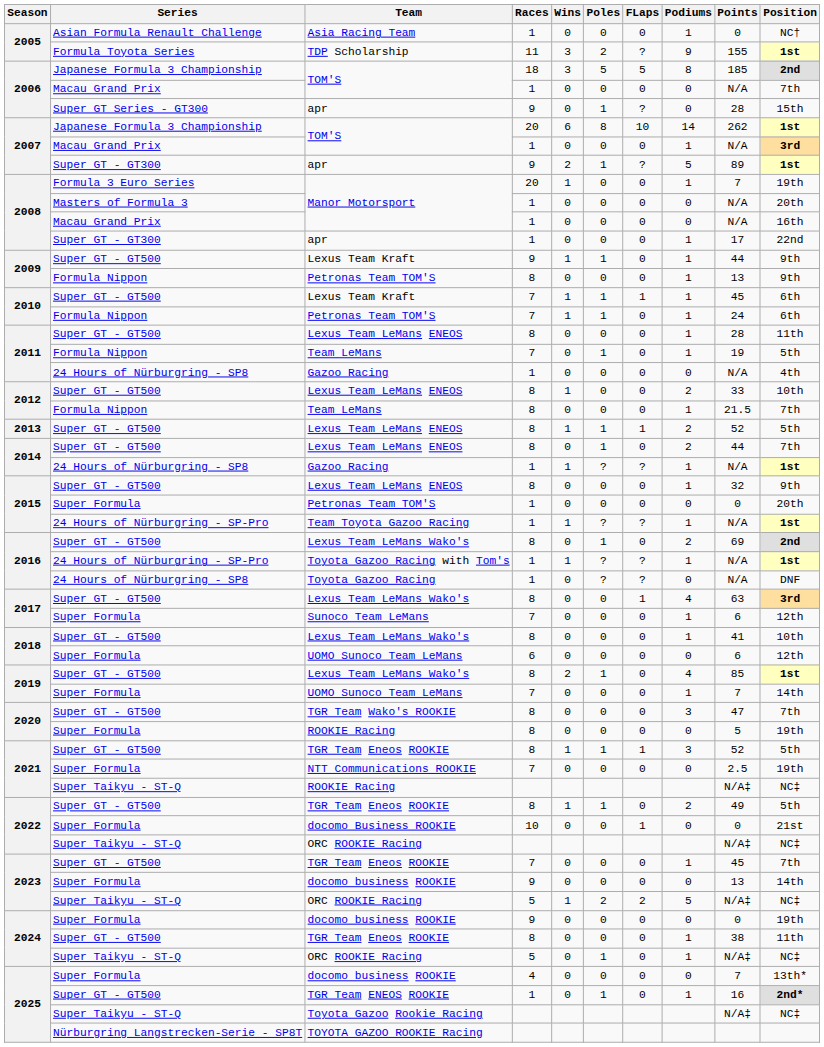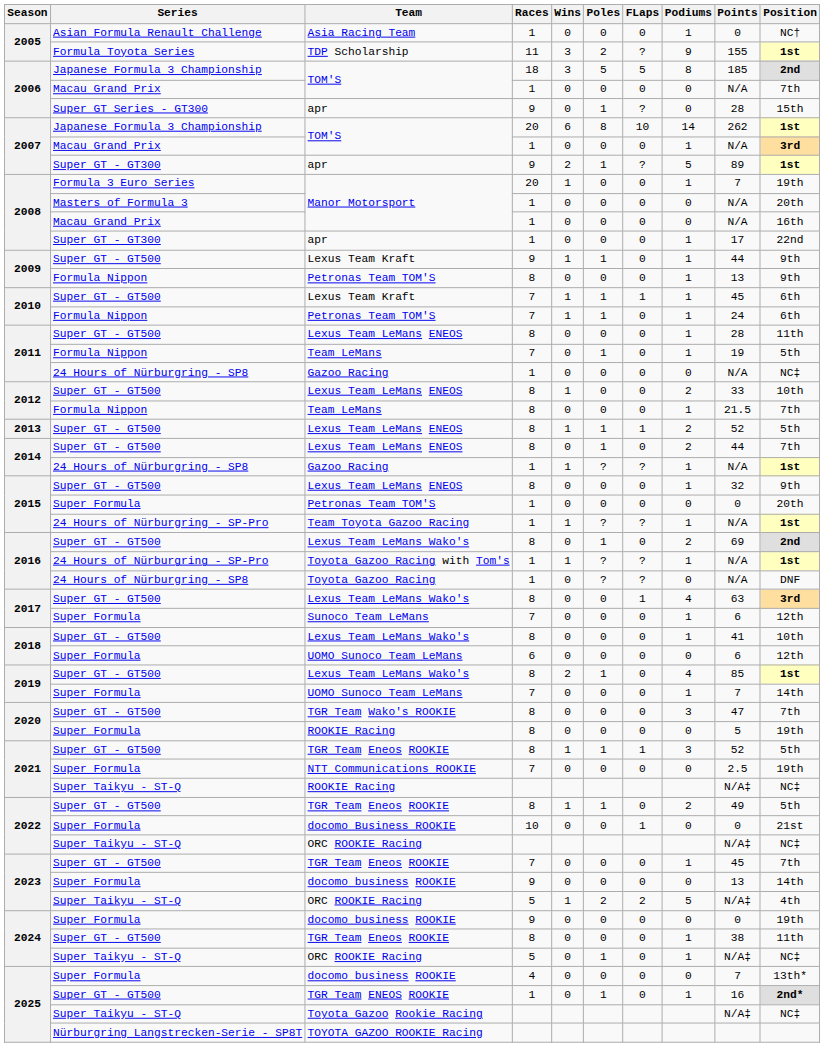(790, 372) 4th -> (790, 372) NC‡
(790, 900) NC‡ -> (790, 900) 4th
